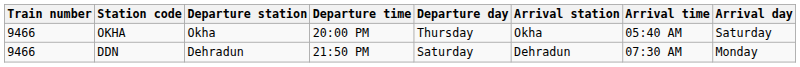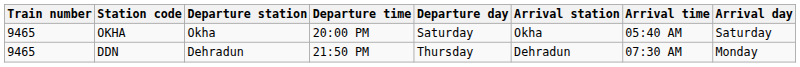(21, 33) 9466 -> (21, 33) 9465
(445, 33) Thursday -> (445, 33) Saturday
(21, 52) 9466 -> (21, 52) 9465
(445, 52) Saturday -> (445, 52) Thursday
